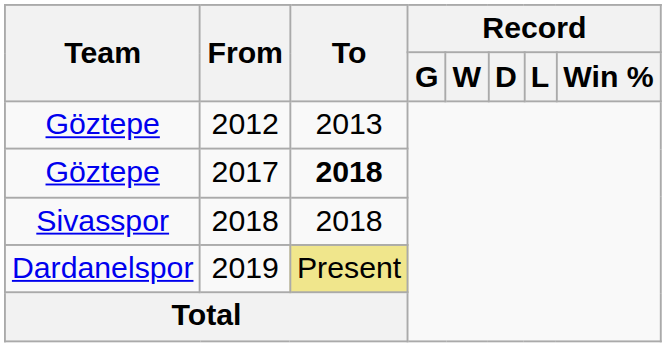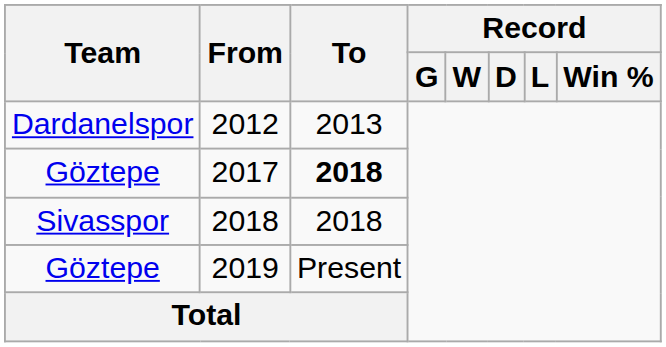(103, 124) Göztepe -> (103, 124) Dardanelspor
(103, 268) Dardanelspor -> (103, 268) Göztepe
(349, 268) khaki background -> (349, 268) no background
